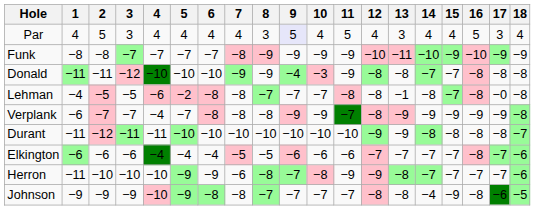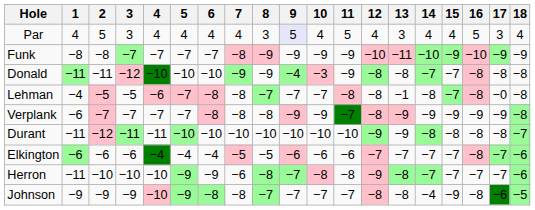(184, 94) −2 -> (184, 94) −7
(157, 114) −4 -> (157, 114) −7
(348, 174) −9 -> (348, 174) −8
